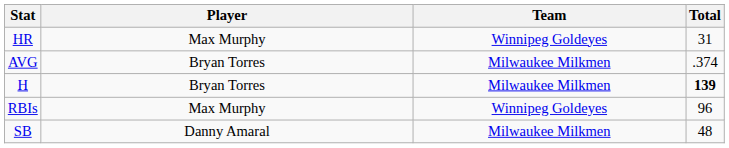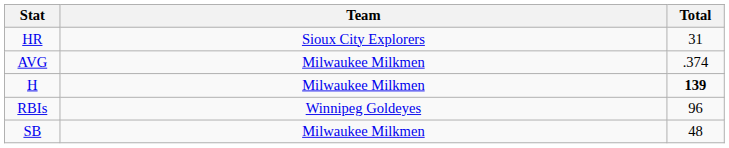- column: (227, 16)
(549, 39) Winnipeg Goldeyes -> (363, 39) Sioux City Explorers
